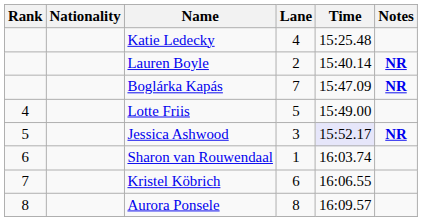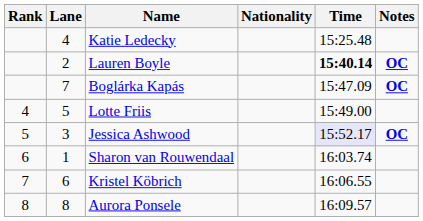columns swapped: (296, 16) <-> (85, 16)
(345, 63) normal -> (346, 63) bold
(396, 63) NR -> (397, 63) OC
(396, 87) NR -> (397, 87) OC
(396, 134) NR -> (397, 134) OC
